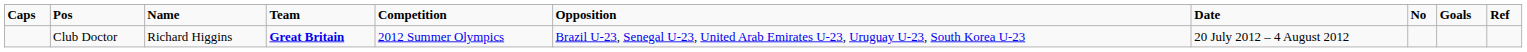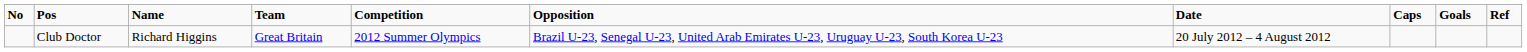columns swapped: (1418, 15) <-> (21, 15)
(307, 36) bold -> (289, 36) normal
